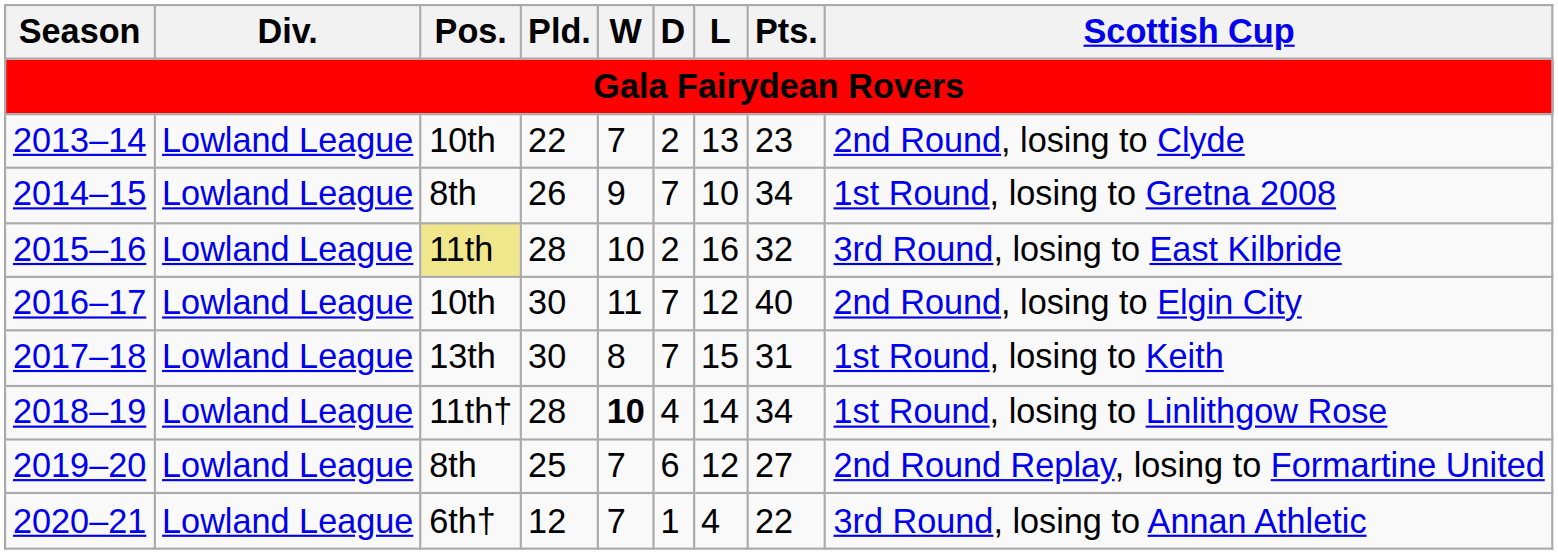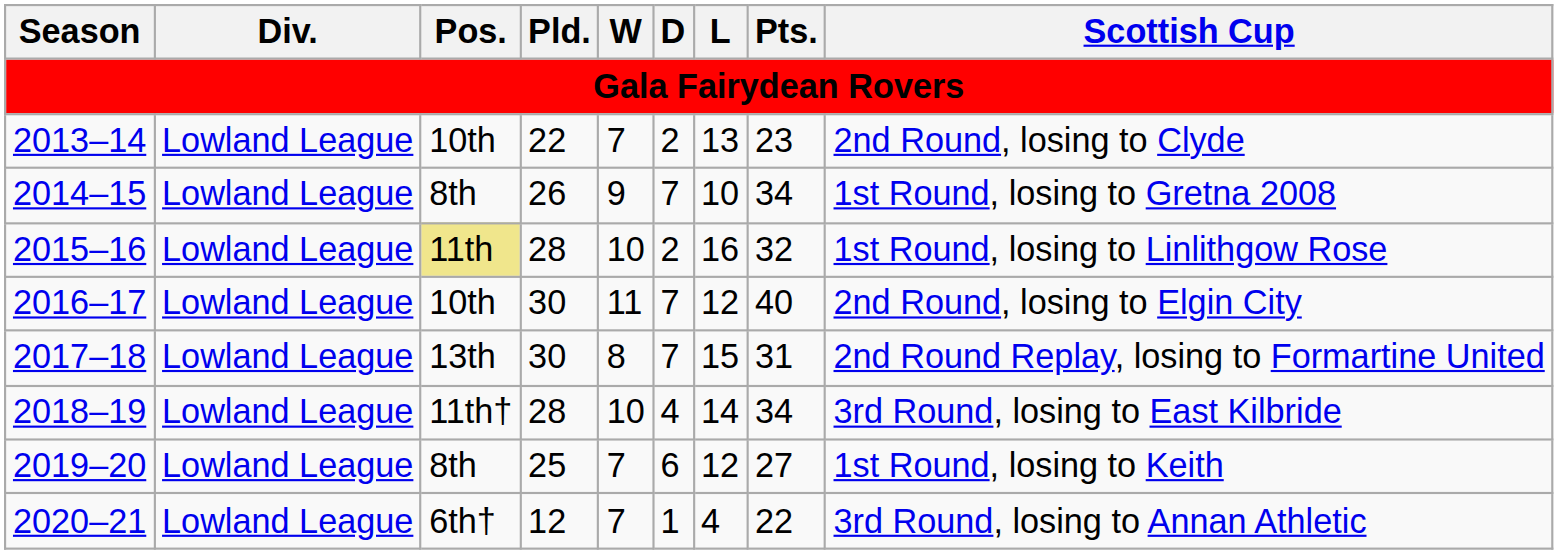(1088, 248) 3rd Round, losing to East Kilbride -> (1110, 248) 1st Round, losing to Linlithgow Rose
(1029, 357) 1st Round, losing to Keith -> (1189, 357) 2nd Round Replay, losing to Formartine United
(626, 411) bold -> (626, 411) normal
(1110, 411) 1st Round, losing to Linlithgow Rose -> (1088, 411) 3rd Round, losing to East Kilbride
(1189, 466) 2nd Round Replay, losing to Formartine United -> (1029, 466) 1st Round, losing to Keith
